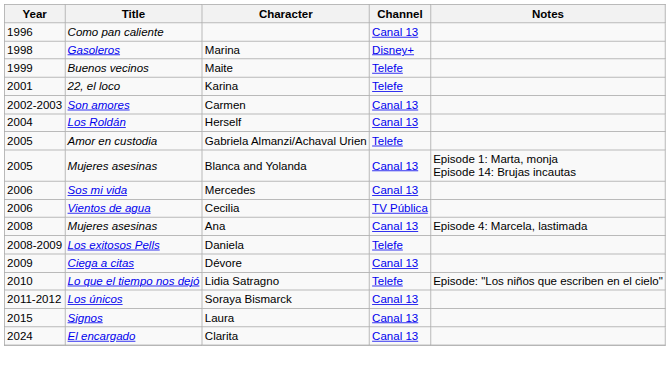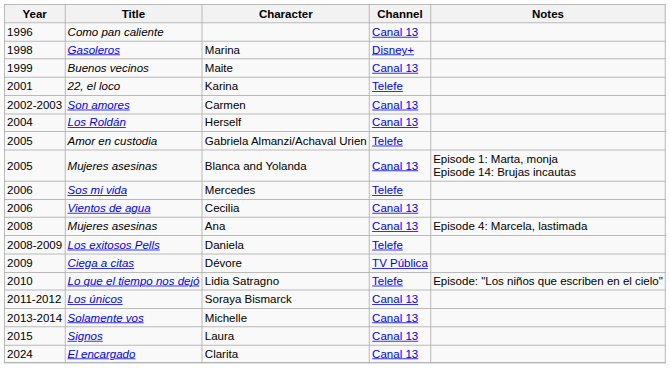(387, 68) Telefe -> (395, 68) Canal 13
(395, 190) Canal 13 -> (387, 190) Telefe
(400, 209) TV Pública -> (395, 209) Canal 13
(395, 263) Canal 13 -> (400, 263) TV Pública
+ row: (106, 318)
